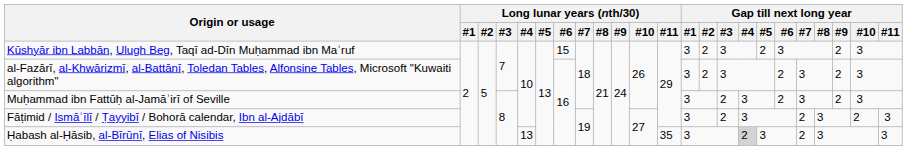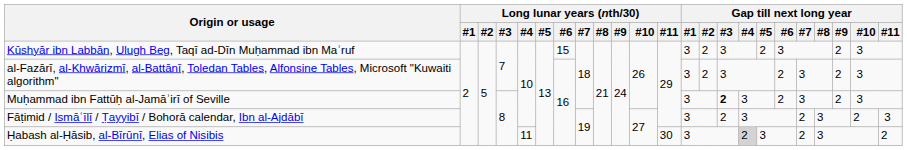(723, 99) normal -> (723, 99) bold
(527, 136) 13 -> (526, 136) 11
(666, 136) 35 -> (666, 136) 30
(884, 136) 3 -> (884, 136) 2
